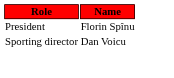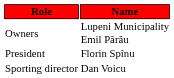+ row: (22, 33)
